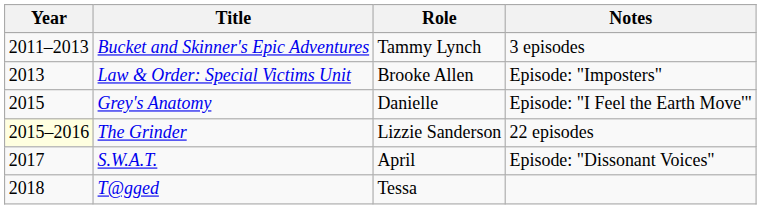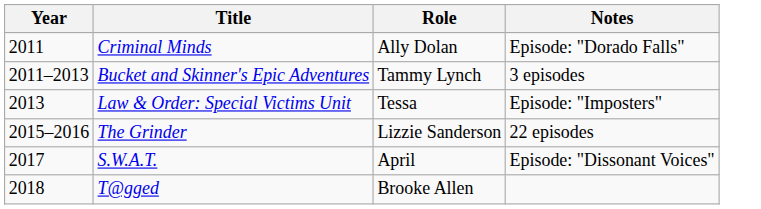+ row: (155, 47)
(425, 75) Brooke Allen -> (397, 103) Tessa
- row: (154, 103)
(49, 132) lightyellow background -> (49, 132) no background
(397, 189) Tessa -> (425, 189) Brooke Allen
